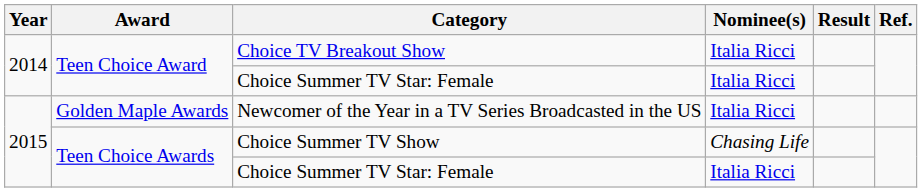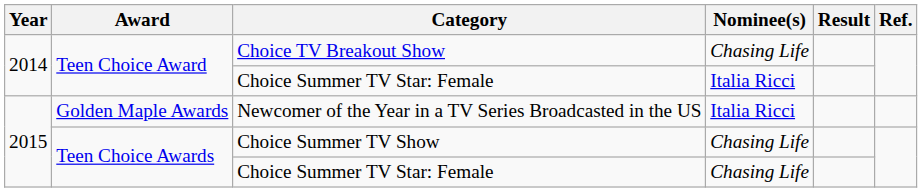(753, 50) Italia Ricci -> (760, 50) Chasing Life
(753, 171) Italia Ricci -> (760, 171) Chasing Life
